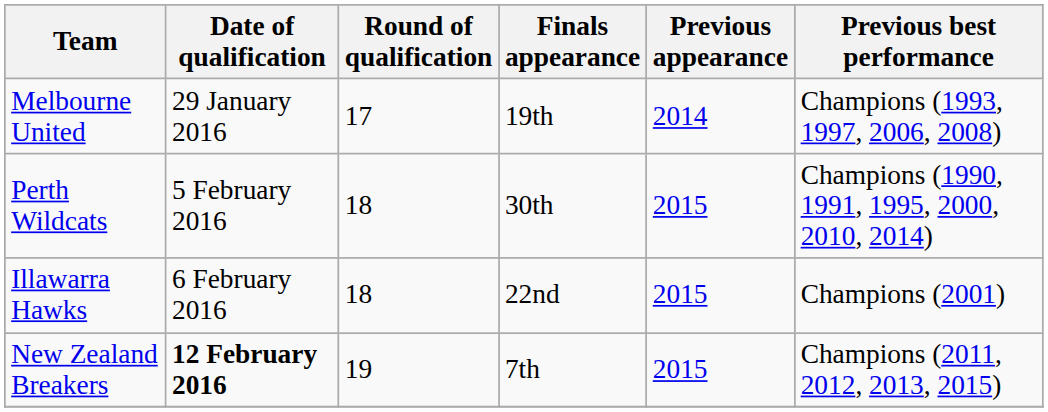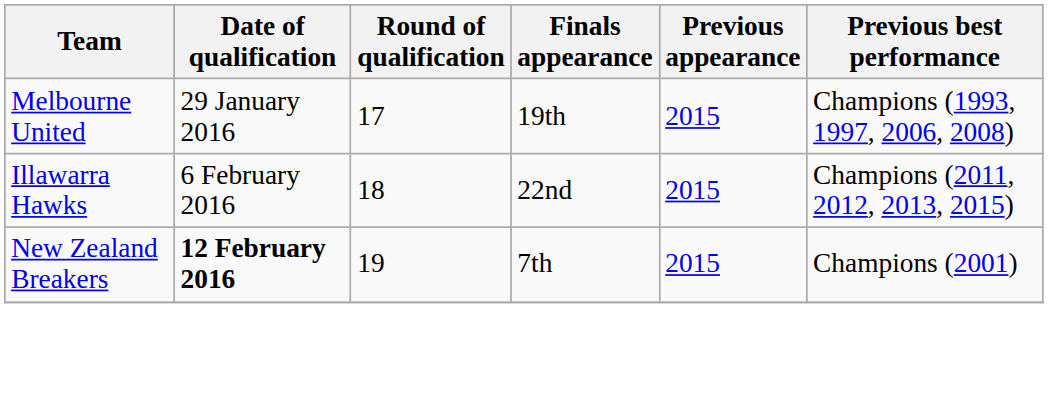(680, 115) 2014 -> (693, 115) 2015
- row: (59, 205)
(903, 294) Champions (2001) -> (914, 189) Champions (2011, 2012, 2013, 2015)
(901, 369) Champions (2011, 2012, 2013, 2015) -> (915, 264) Champions (2001)
